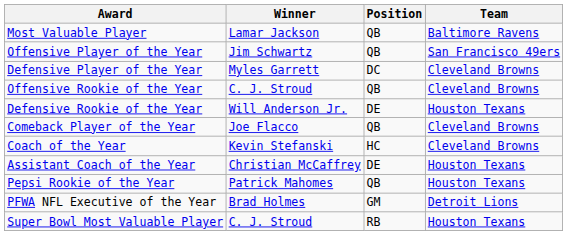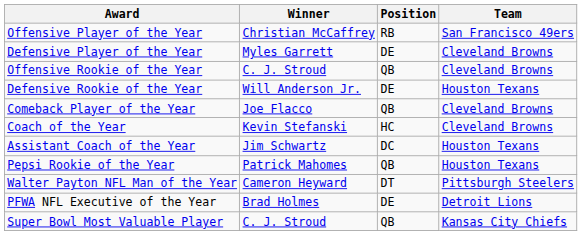- row: (77, 33)
(270, 52) Jim Schwartz -> (309, 33) Christian McCaffrey
(373, 52) QB -> (387, 33) RB
(373, 70) DC -> (387, 52) DE
(295, 165) Christian McCaffrey -> (284, 146) Jim Schwartz
(373, 165) DE -> (387, 146) DC
+ row: (122, 184)
(373, 202) GM -> (387, 202) DE
(373, 221) RB -> (387, 221) QB
(477, 221) Houston Texans -> (504, 221) Kansas City Chiefs
